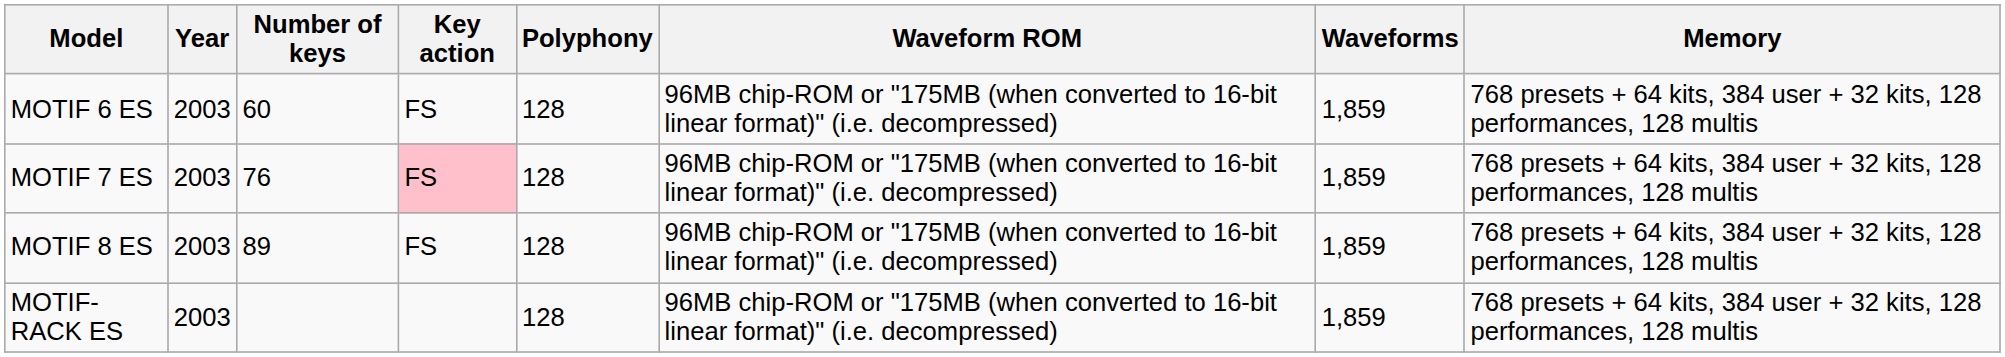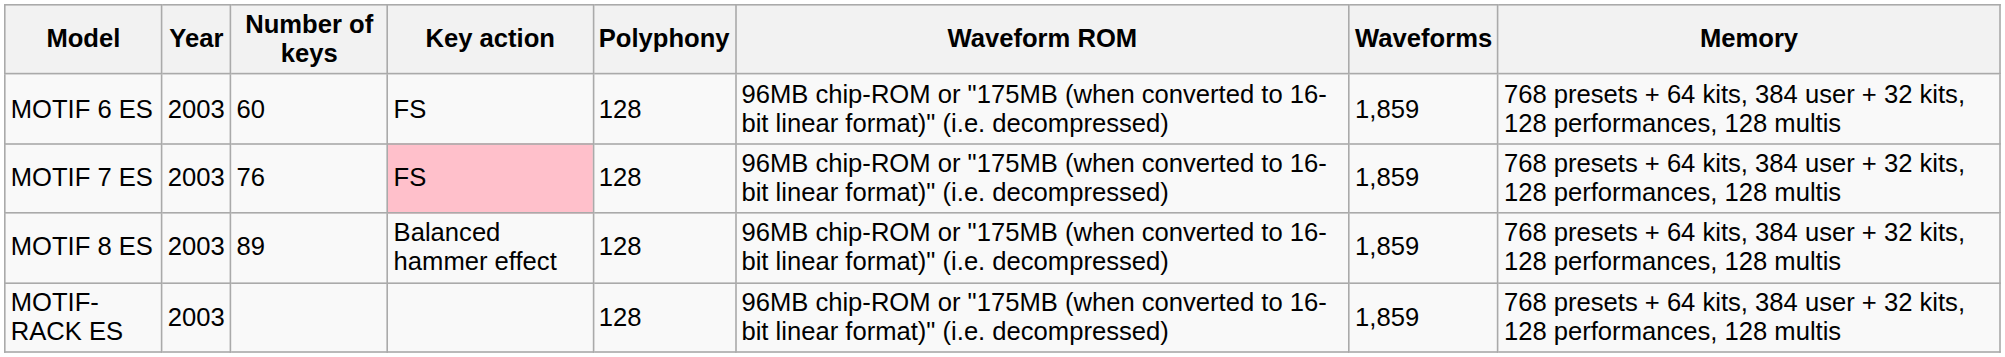(421, 247) FS -> (475, 247) Balanced hammer effect
